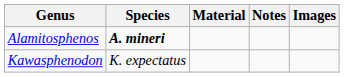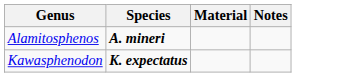- column: (314, 15)
(148, 60) normal -> (148, 60) bold
